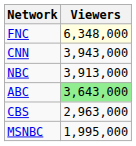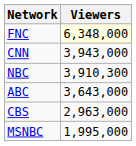(96, 73) 3,913,000 -> (96, 73) 3,910,300
(96, 92) lightgreen background -> (96, 92) no background
